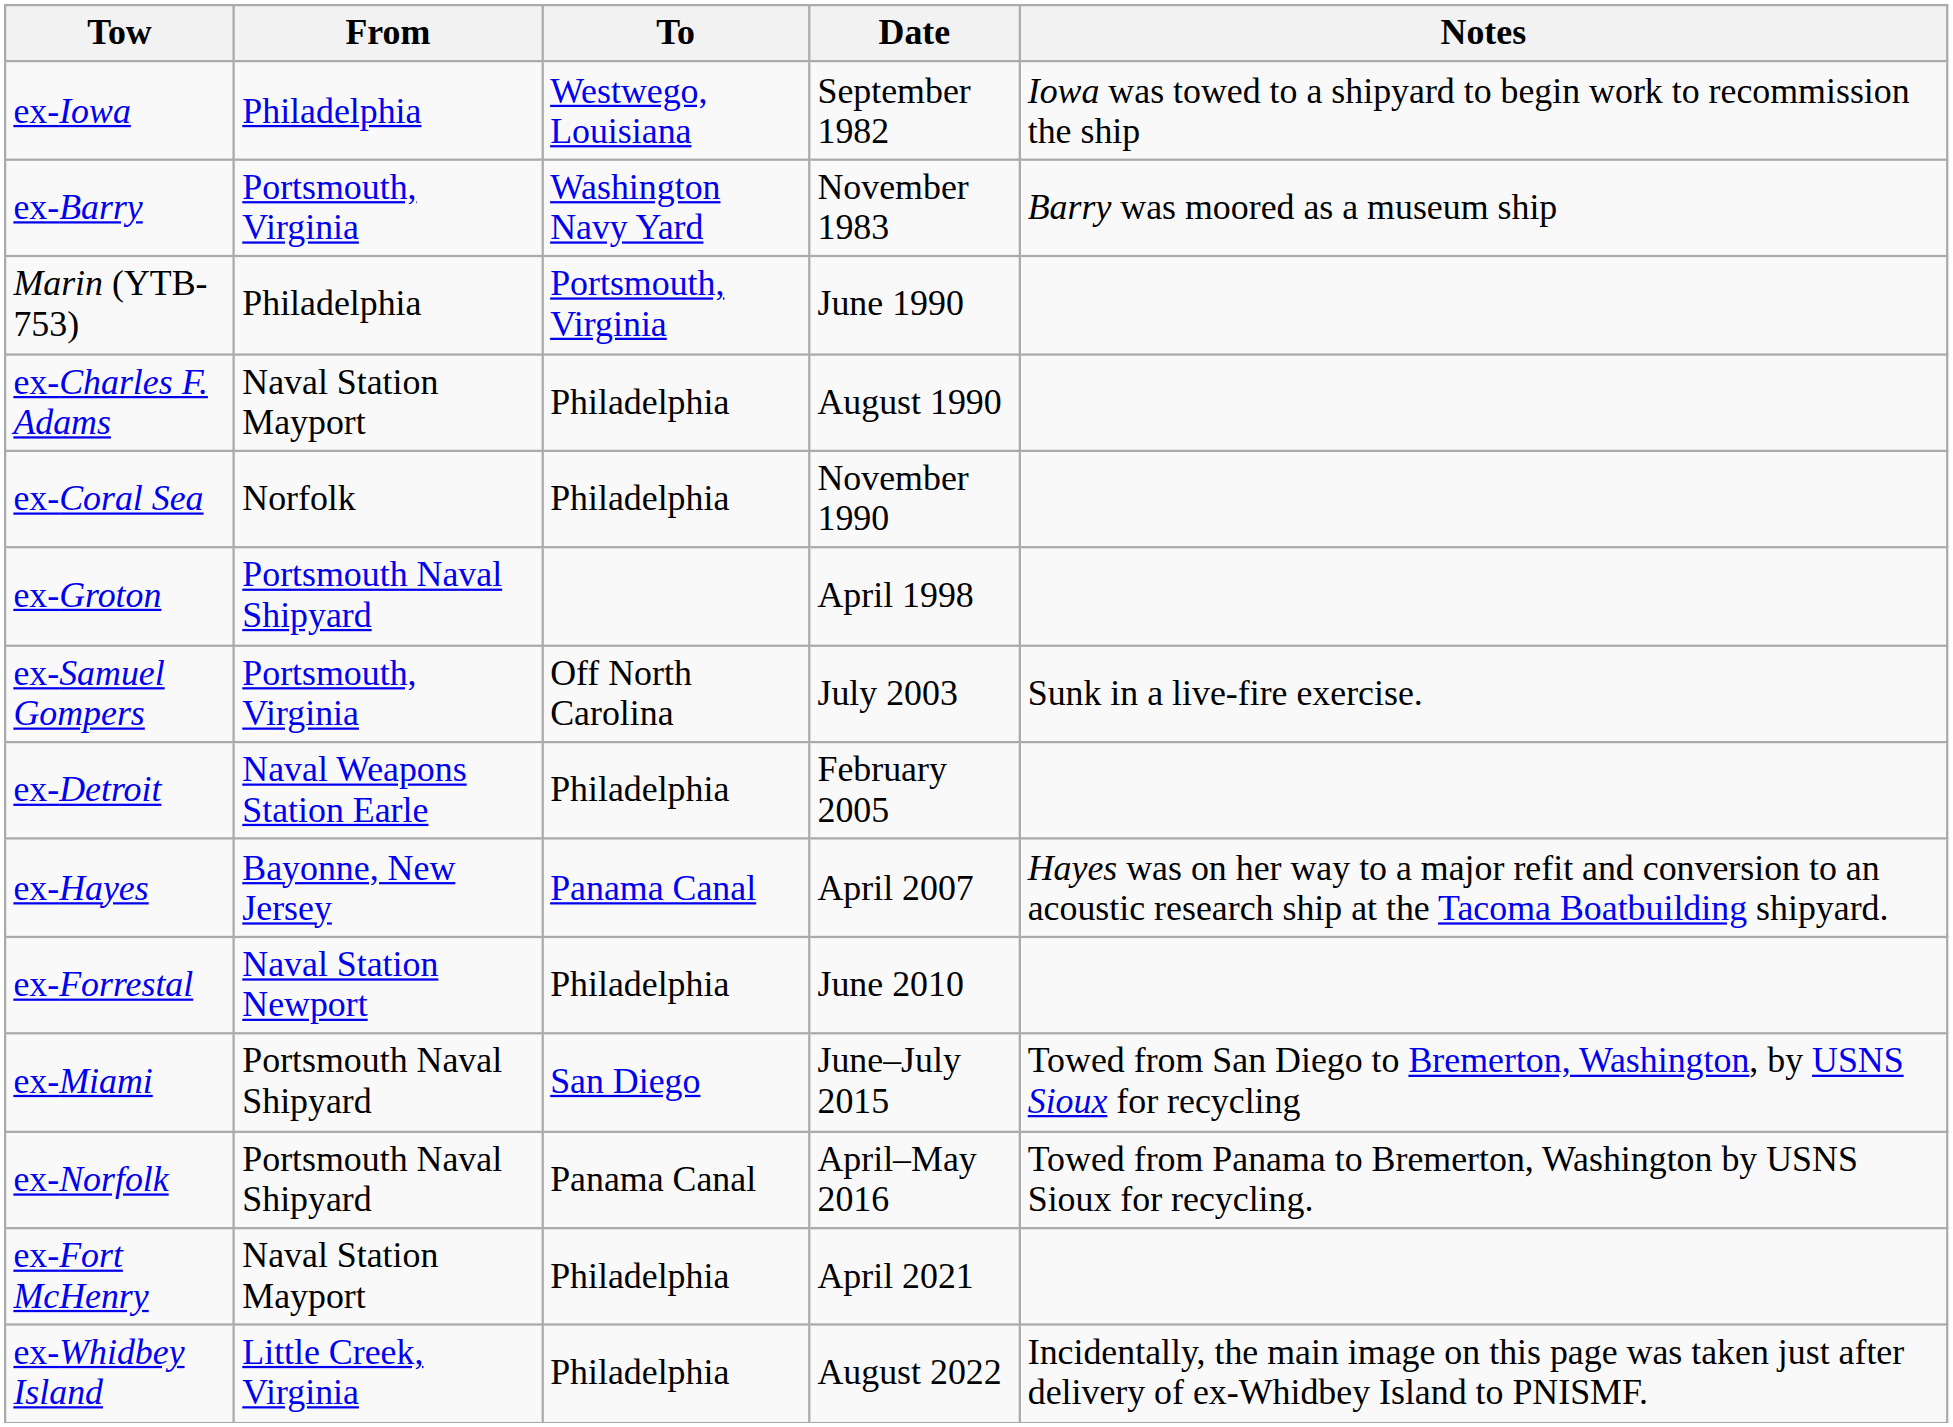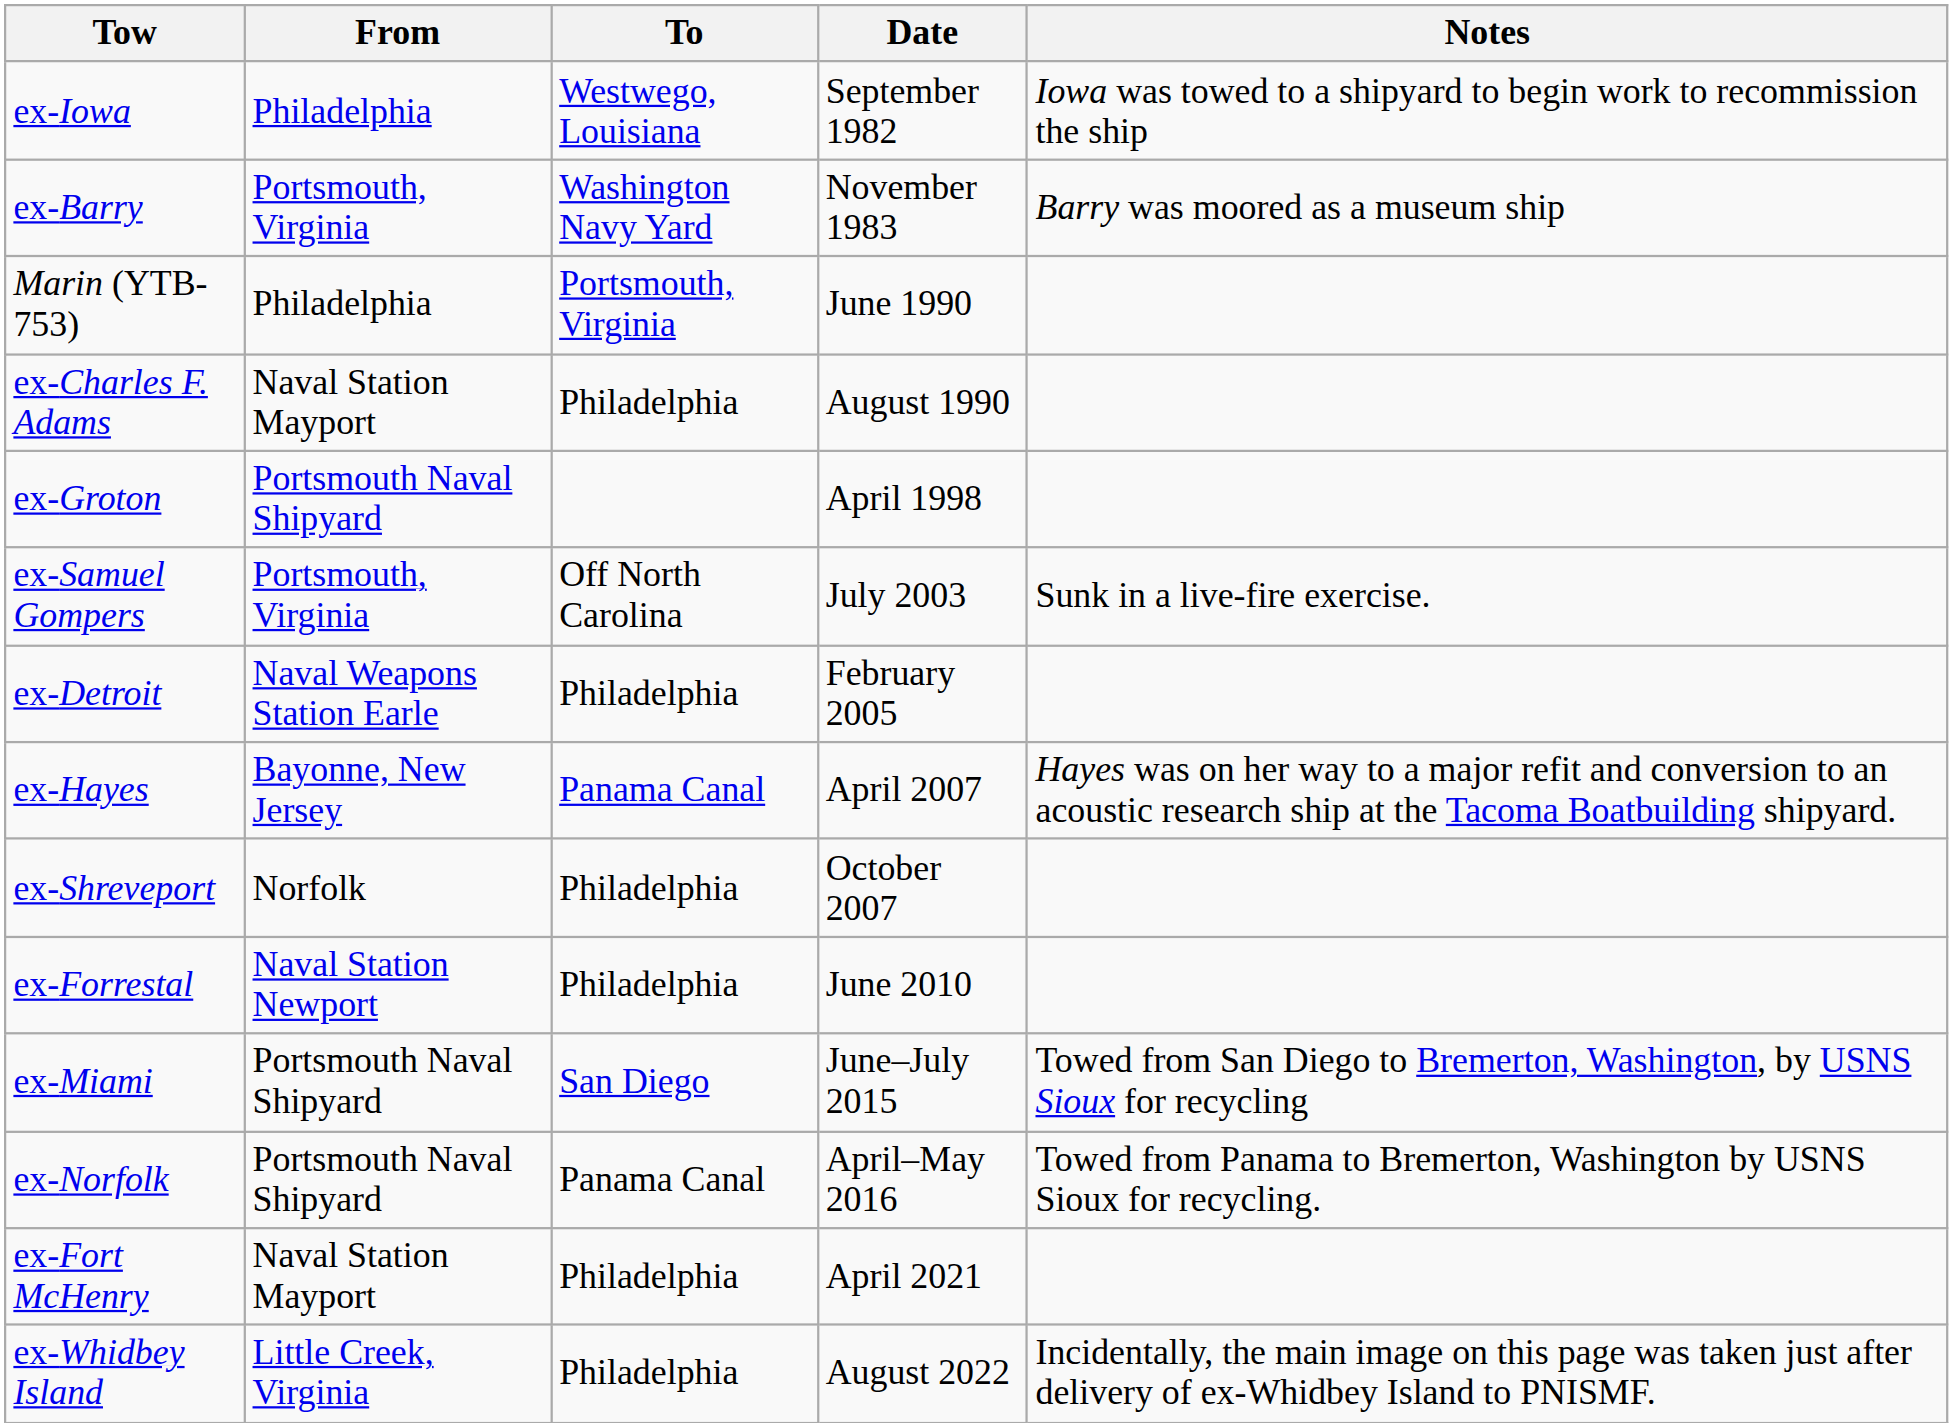- row: (108, 498)
+ row: (114, 887)
